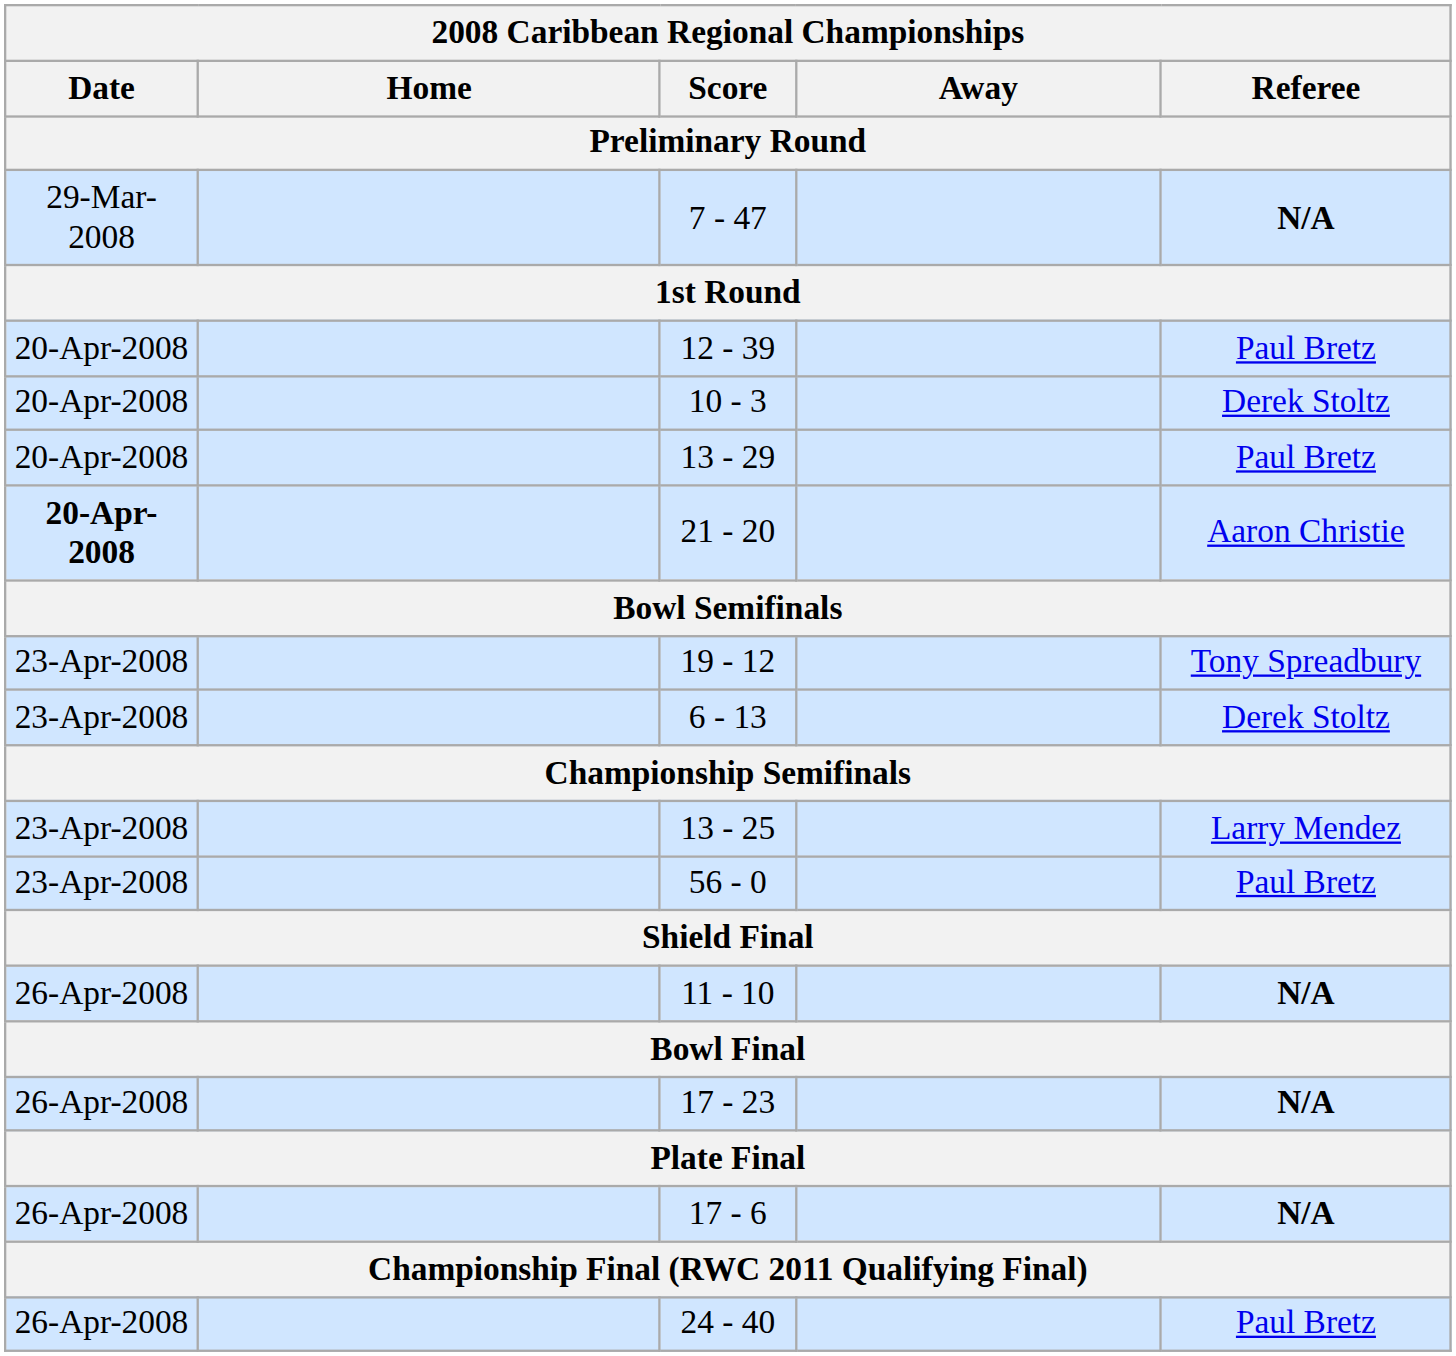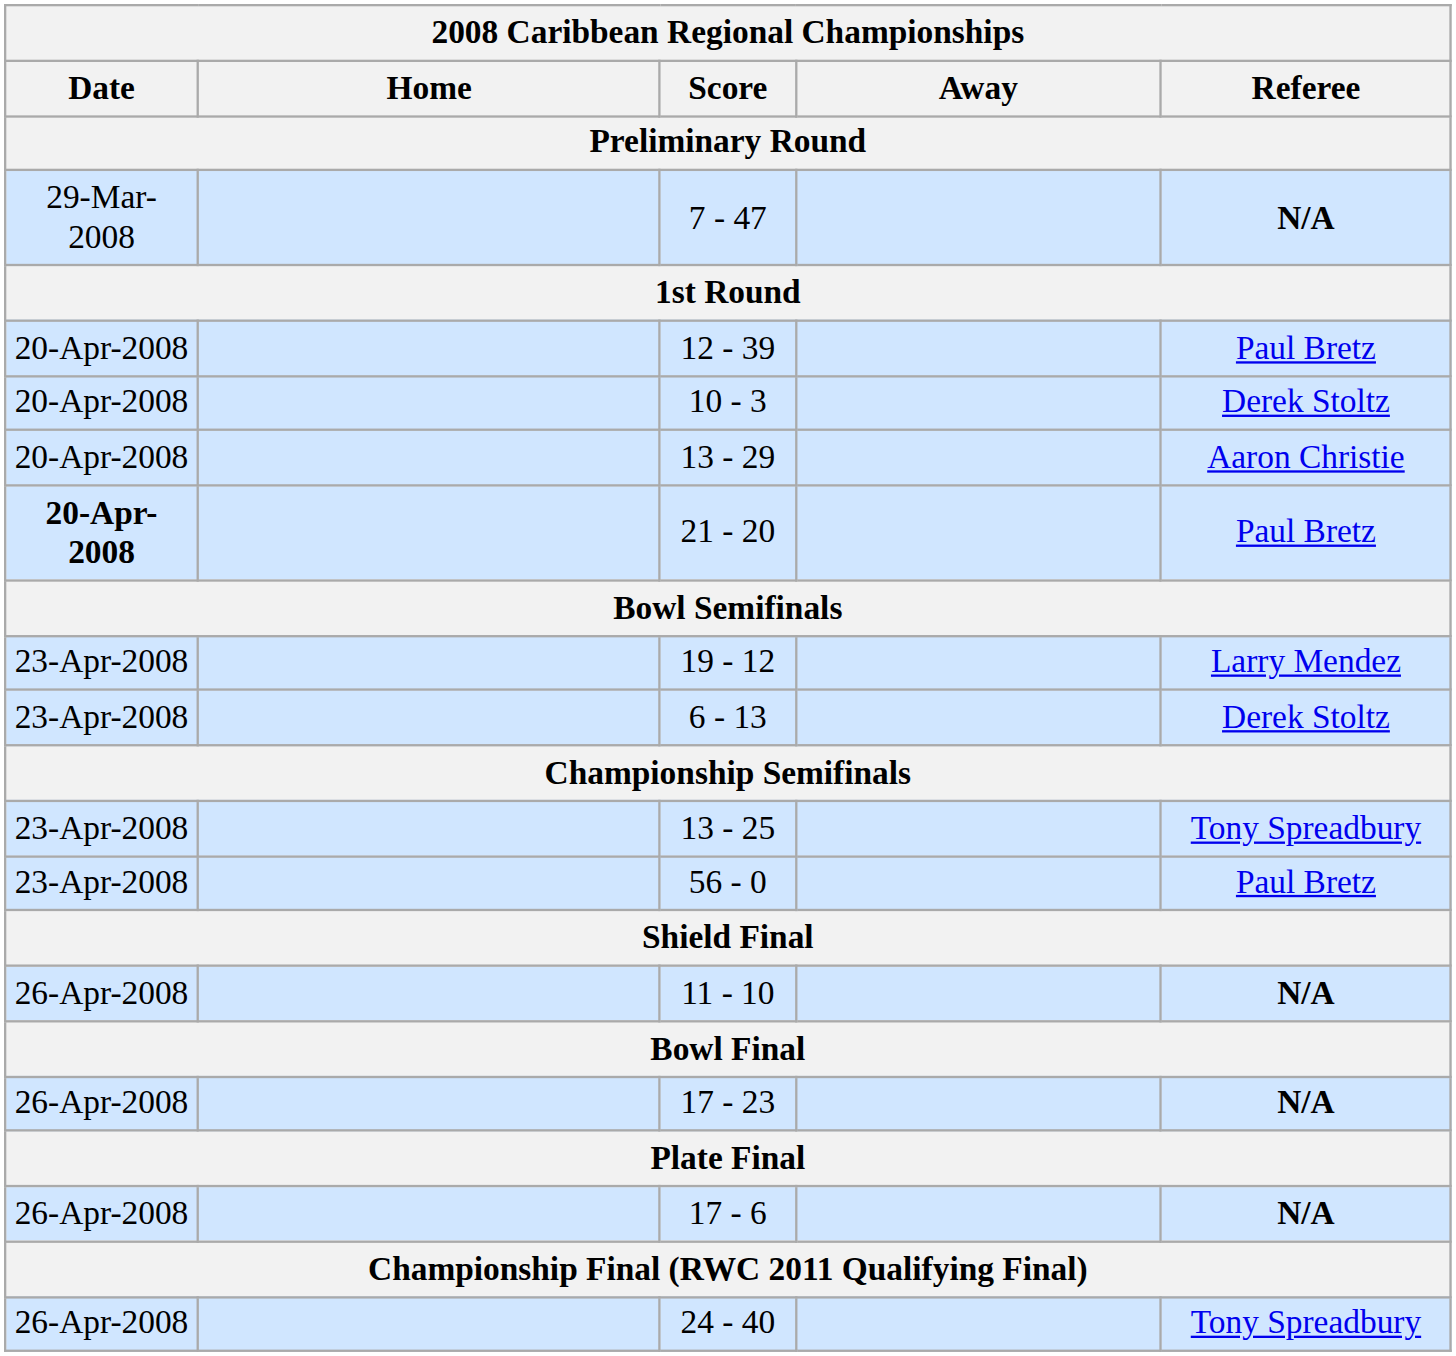(1306, 457) Paul Bretz -> (1306, 457) Aaron Christie
(1306, 532) Aaron Christie -> (1306, 532) Paul Bretz
(1306, 662) Tony Spreadbury -> (1306, 662) Larry Mendez
(1306, 827) Larry Mendez -> (1306, 827) Tony Spreadbury
(1306, 1323) Paul Bretz -> (1306, 1323) Tony Spreadbury
